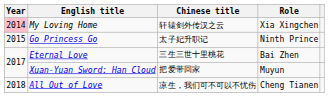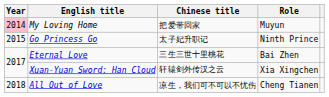(192, 25) 轩辕剑外传汉之云 -> (180, 25) 把爱带回家
(289, 25) Xia Xingchen -> (272, 25) Muyun
(180, 70) 把爱带回家 -> (192, 70) 轩辕剑外传汉之云
(272, 70) Muyun -> (289, 70) Xia Xingchen
